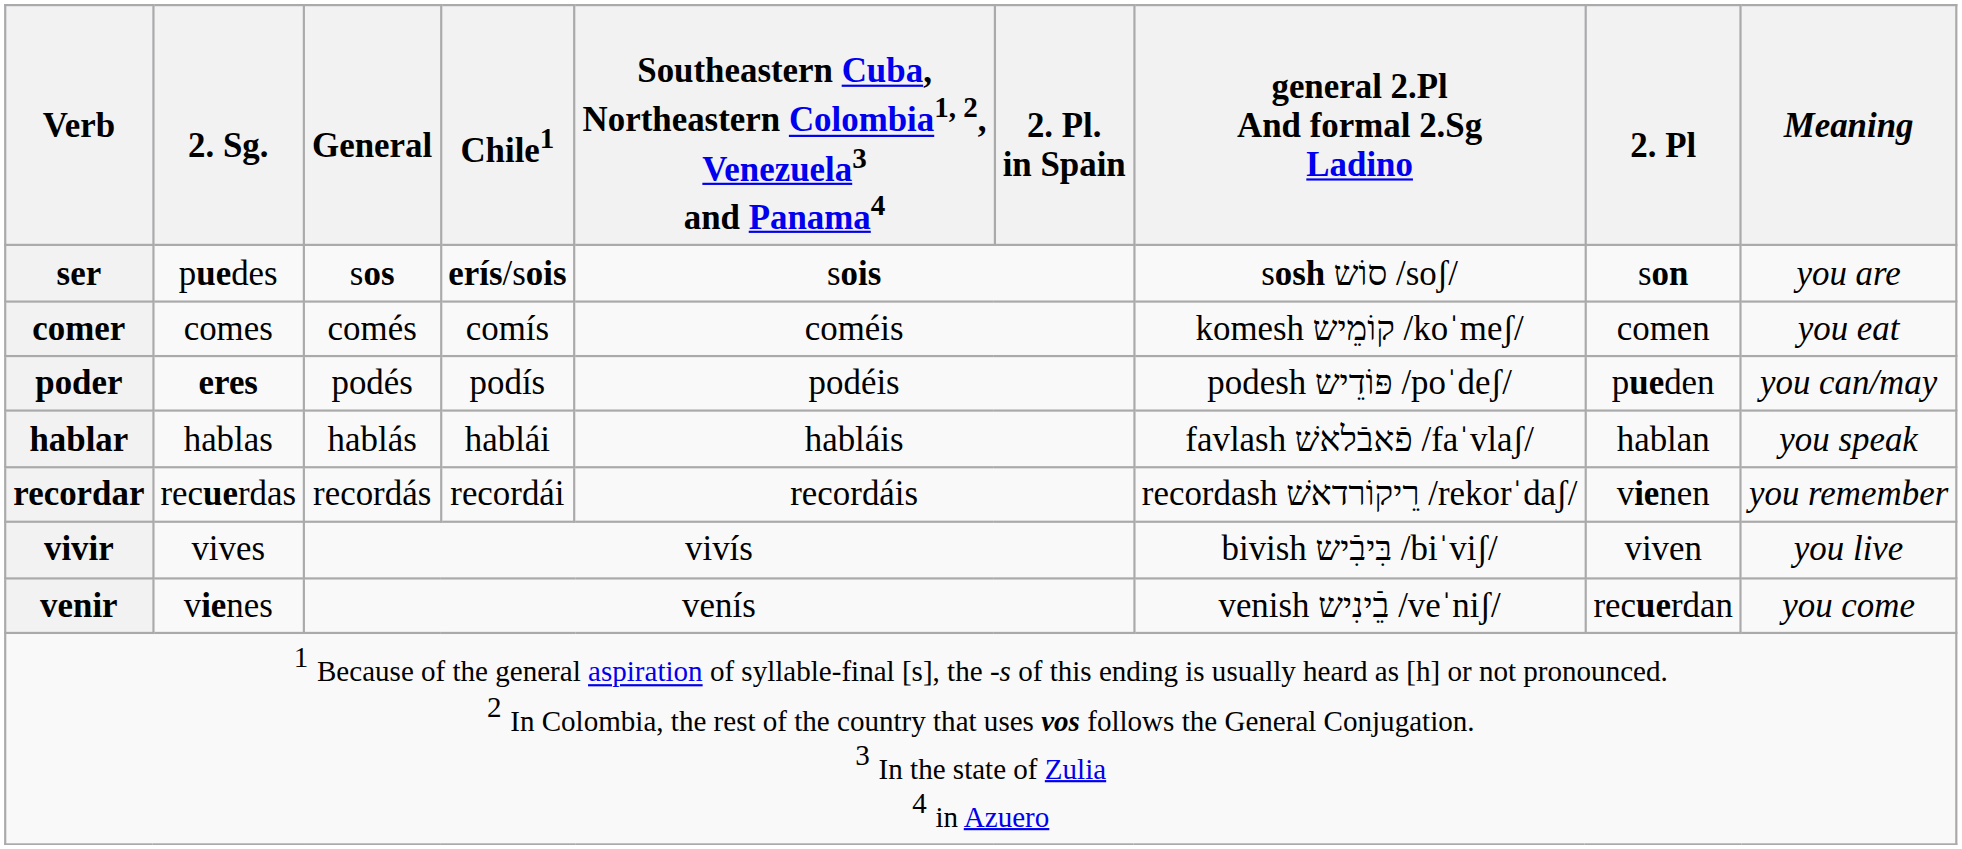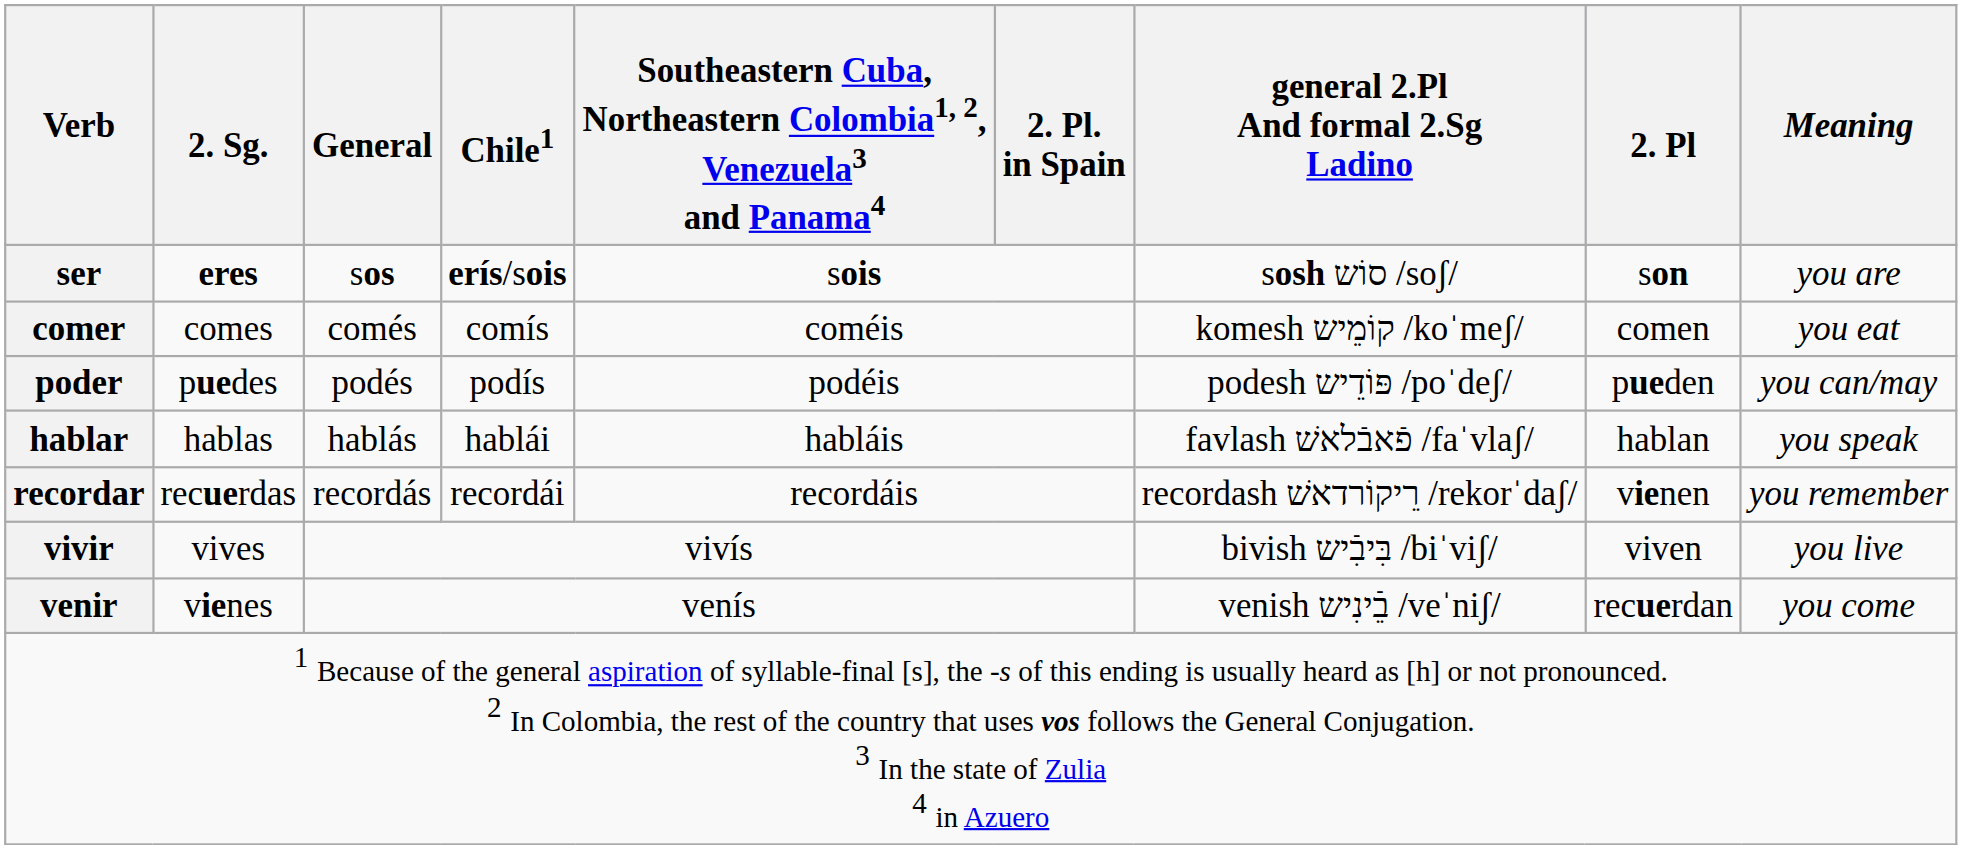(228, 272) puedes -> (228, 272) eres
(228, 383) eres -> (228, 383) puedes
